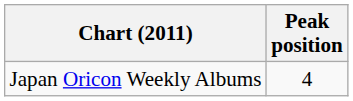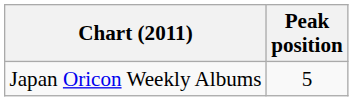(307, 78) 4 -> (307, 78) 5
